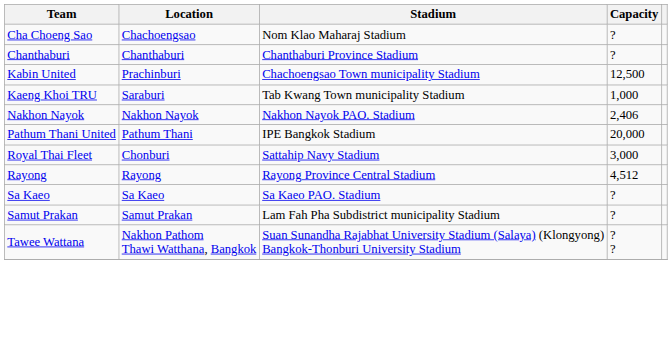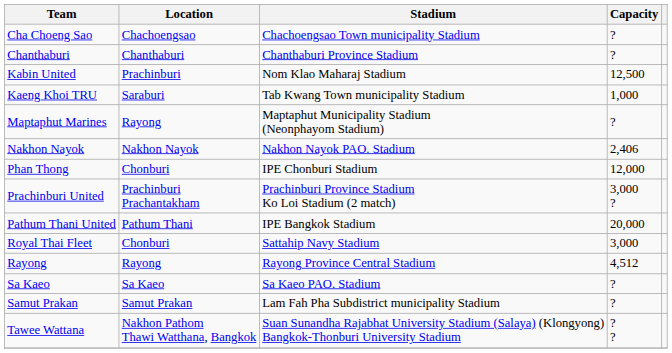(334, 34) Nom Klao Maharaj Stadium -> (371, 34) Chachoengsao Town municipality Stadium
(371, 74) Chachoengsao Town municipality Stadium -> (334, 74) Nom Klao Maharaj Stadium
+ row: (57, 121)
+ row: (38, 169)
+ row: (56, 196)
